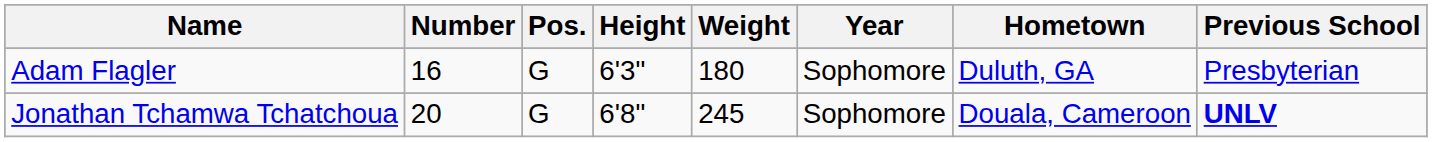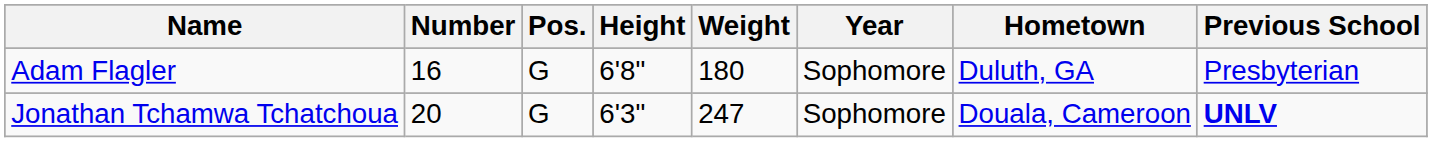(622, 70) 6'3" -> (622, 70) 6'8"
(622, 114) 6'8" -> (622, 114) 6'3"
(721, 114) 245 -> (721, 114) 247
